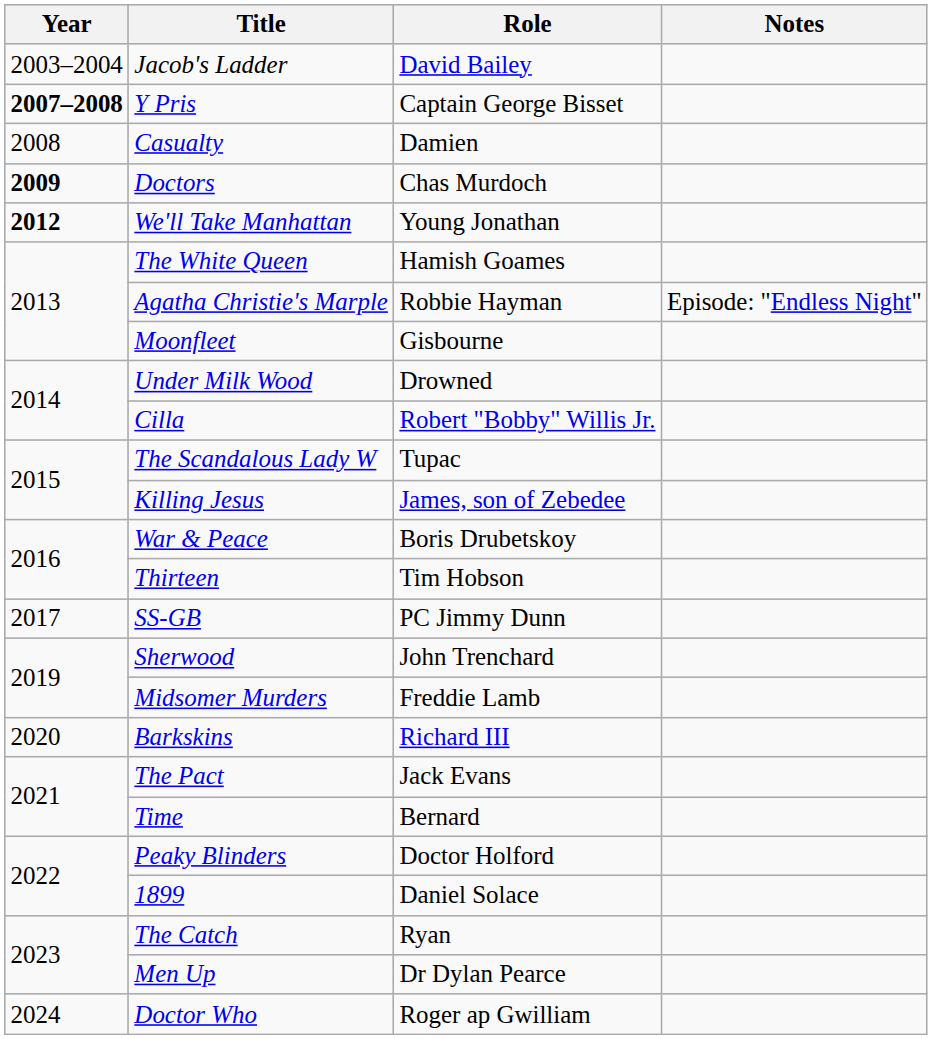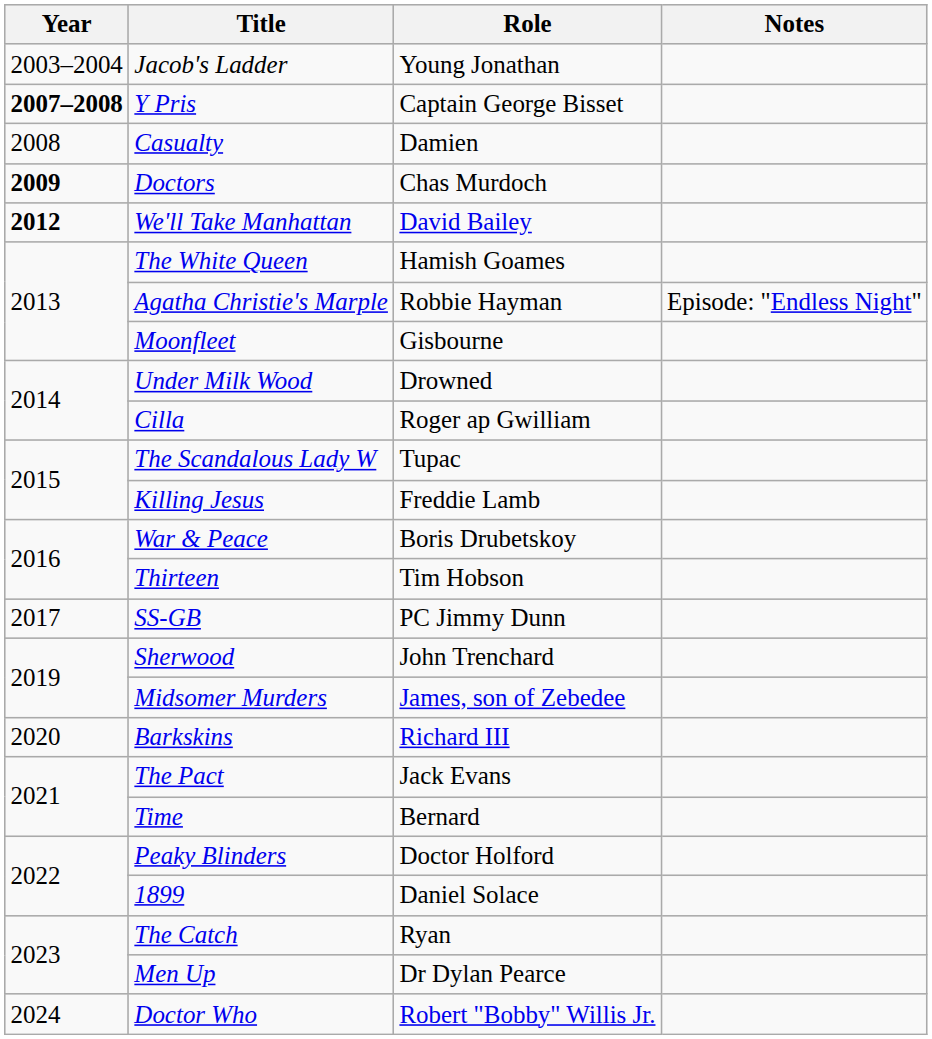(466, 63) David Bailey -> (480, 63) Young Jonathan
(480, 222) Young Jonathan -> (466, 222) David Bailey
(527, 420) Robert "Bobby" Willis Jr. -> (495, 420) Roger ap Gwilliam
(512, 499) James, son of Zebedee -> (470, 499) Freddie Lamb
(470, 697) Freddie Lamb -> (512, 697) James, son of Zebedee
(495, 1013) Roger ap Gwilliam -> (527, 1013) Robert "Bobby" Willis Jr.
